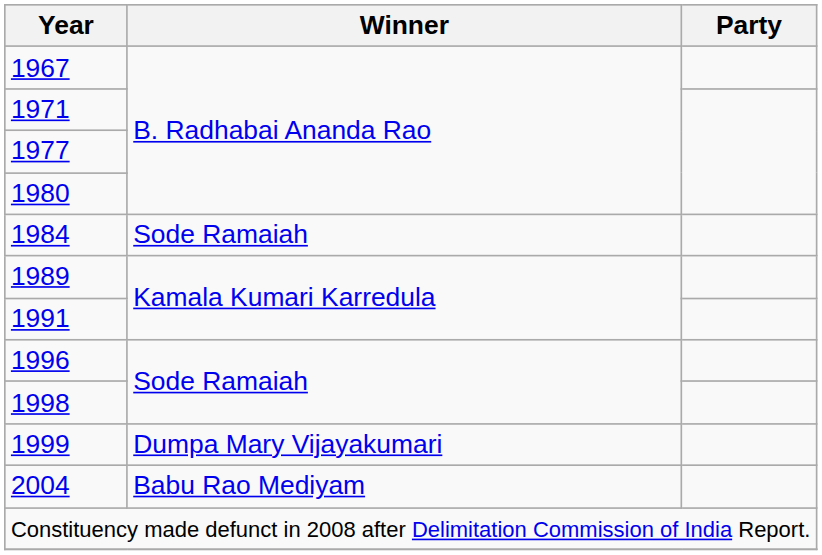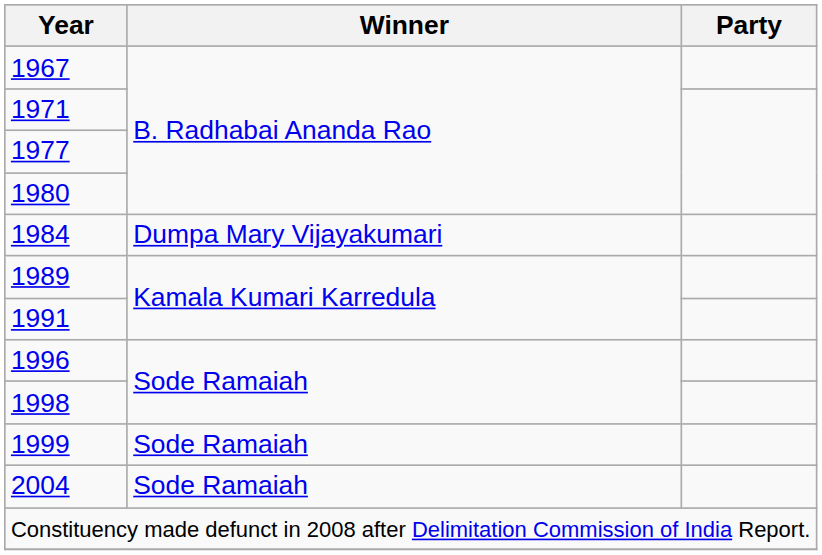(221, 234) Sode Ramaiah -> (288, 234) Dumpa Mary Vijayakumari
(288, 444) Dumpa Mary Vijayakumari -> (221, 444) Sode Ramaiah
(249, 485) Babu Rao Mediyam -> (221, 485) Sode Ramaiah
